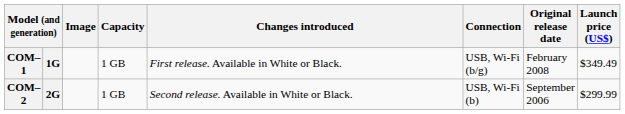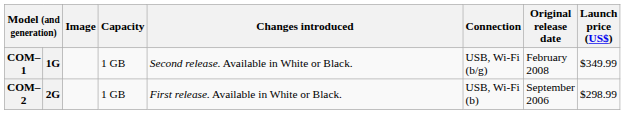(246, 63) First release. Available in White or Black. -> (251, 63) Second release. Available in White or Black.
(599, 63) $349.49 -> (599, 63) $349.99
(251, 94) Second release. Available in White or Black. -> (246, 94) First release. Available in White or Black.
(599, 94) $299.99 -> (599, 94) $298.99
